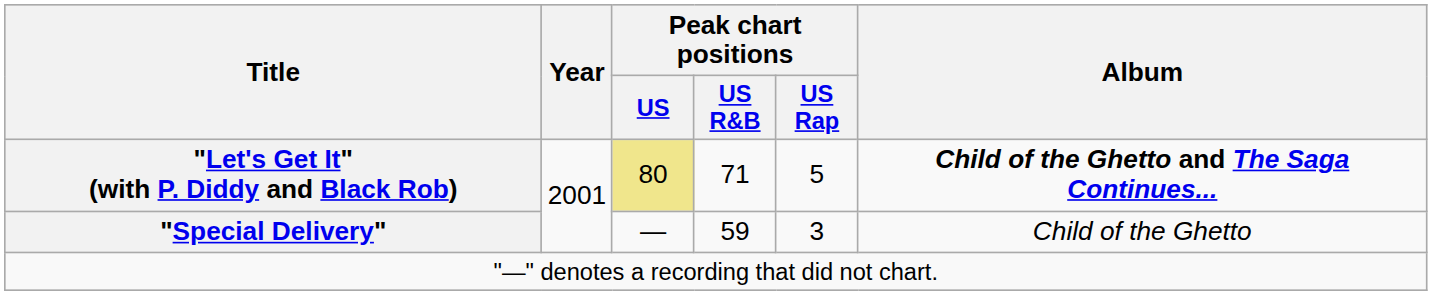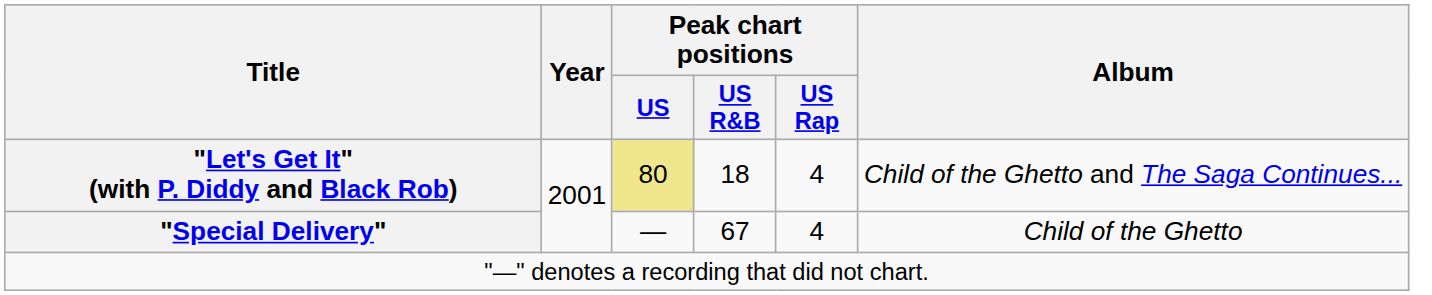(735, 174) 71 -> (735, 174) 18
(817, 174) 5 -> (817, 174) 4
(1142, 174) bold -> (1133, 174) normal
(735, 231) 59 -> (735, 231) 67
(817, 231) 3 -> (817, 231) 4
